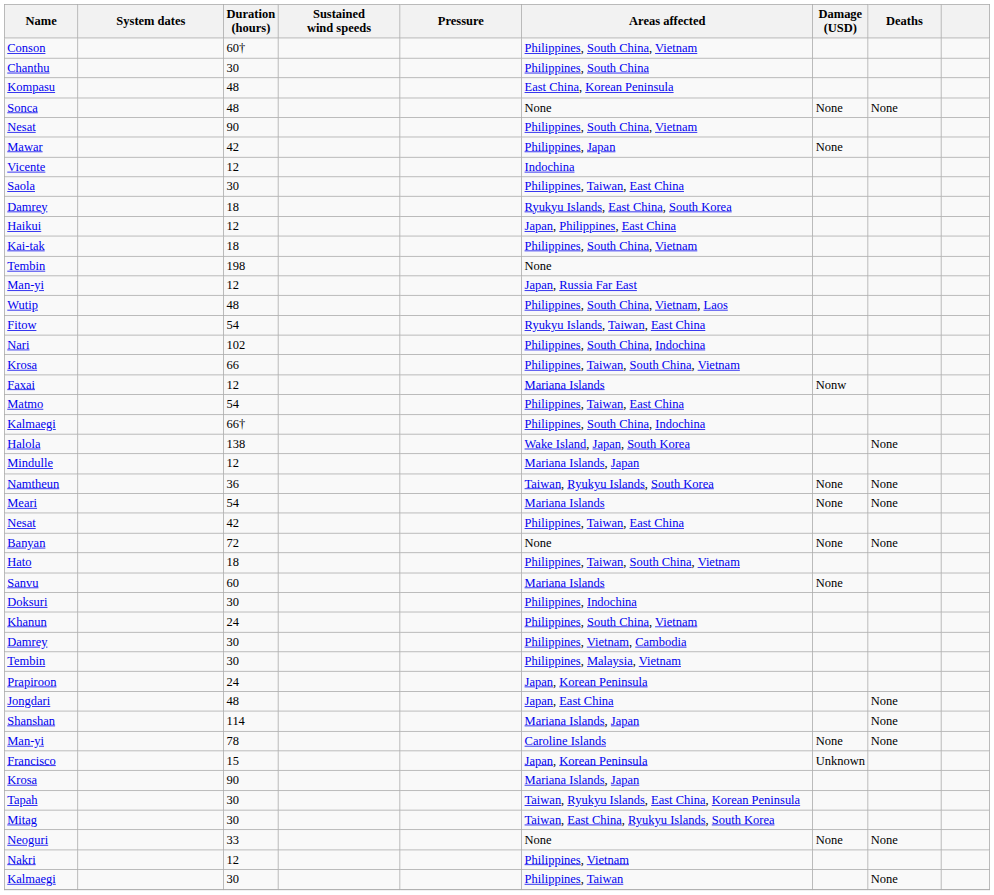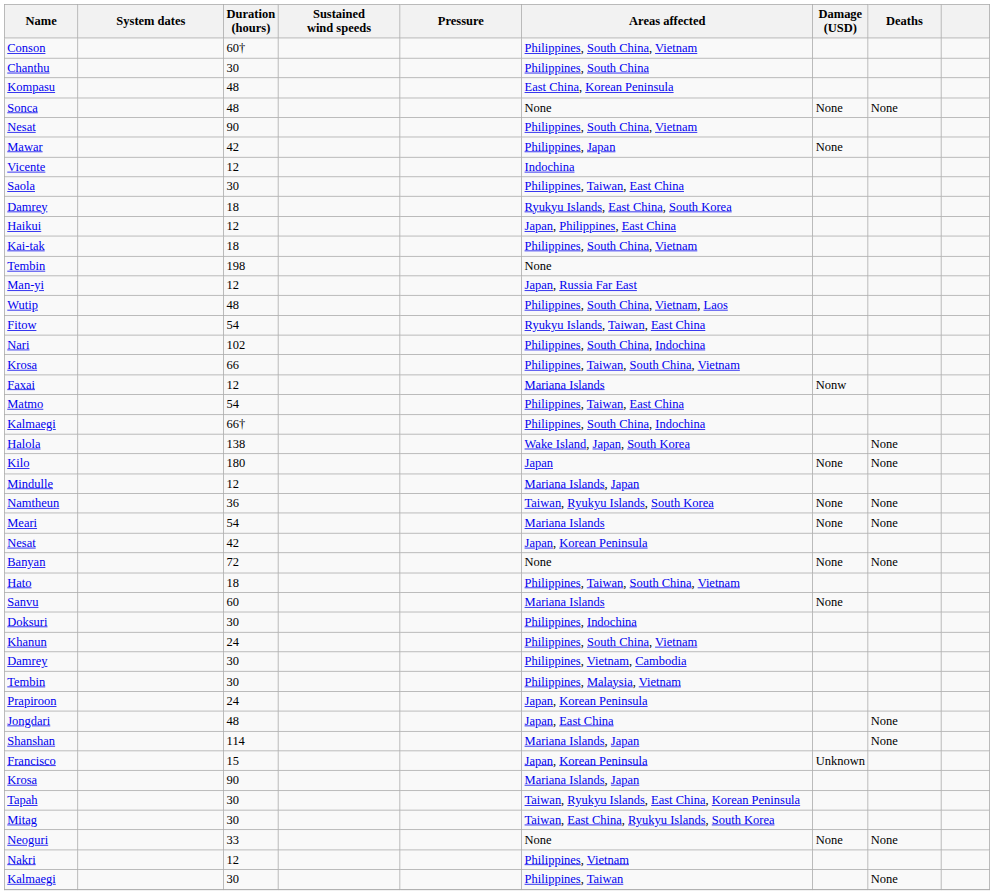+ row: (18, 463)
(604, 523) Philippines, Taiwan, East China -> (586, 543) Japan, Korean Peninsula
- row: (26, 740)
